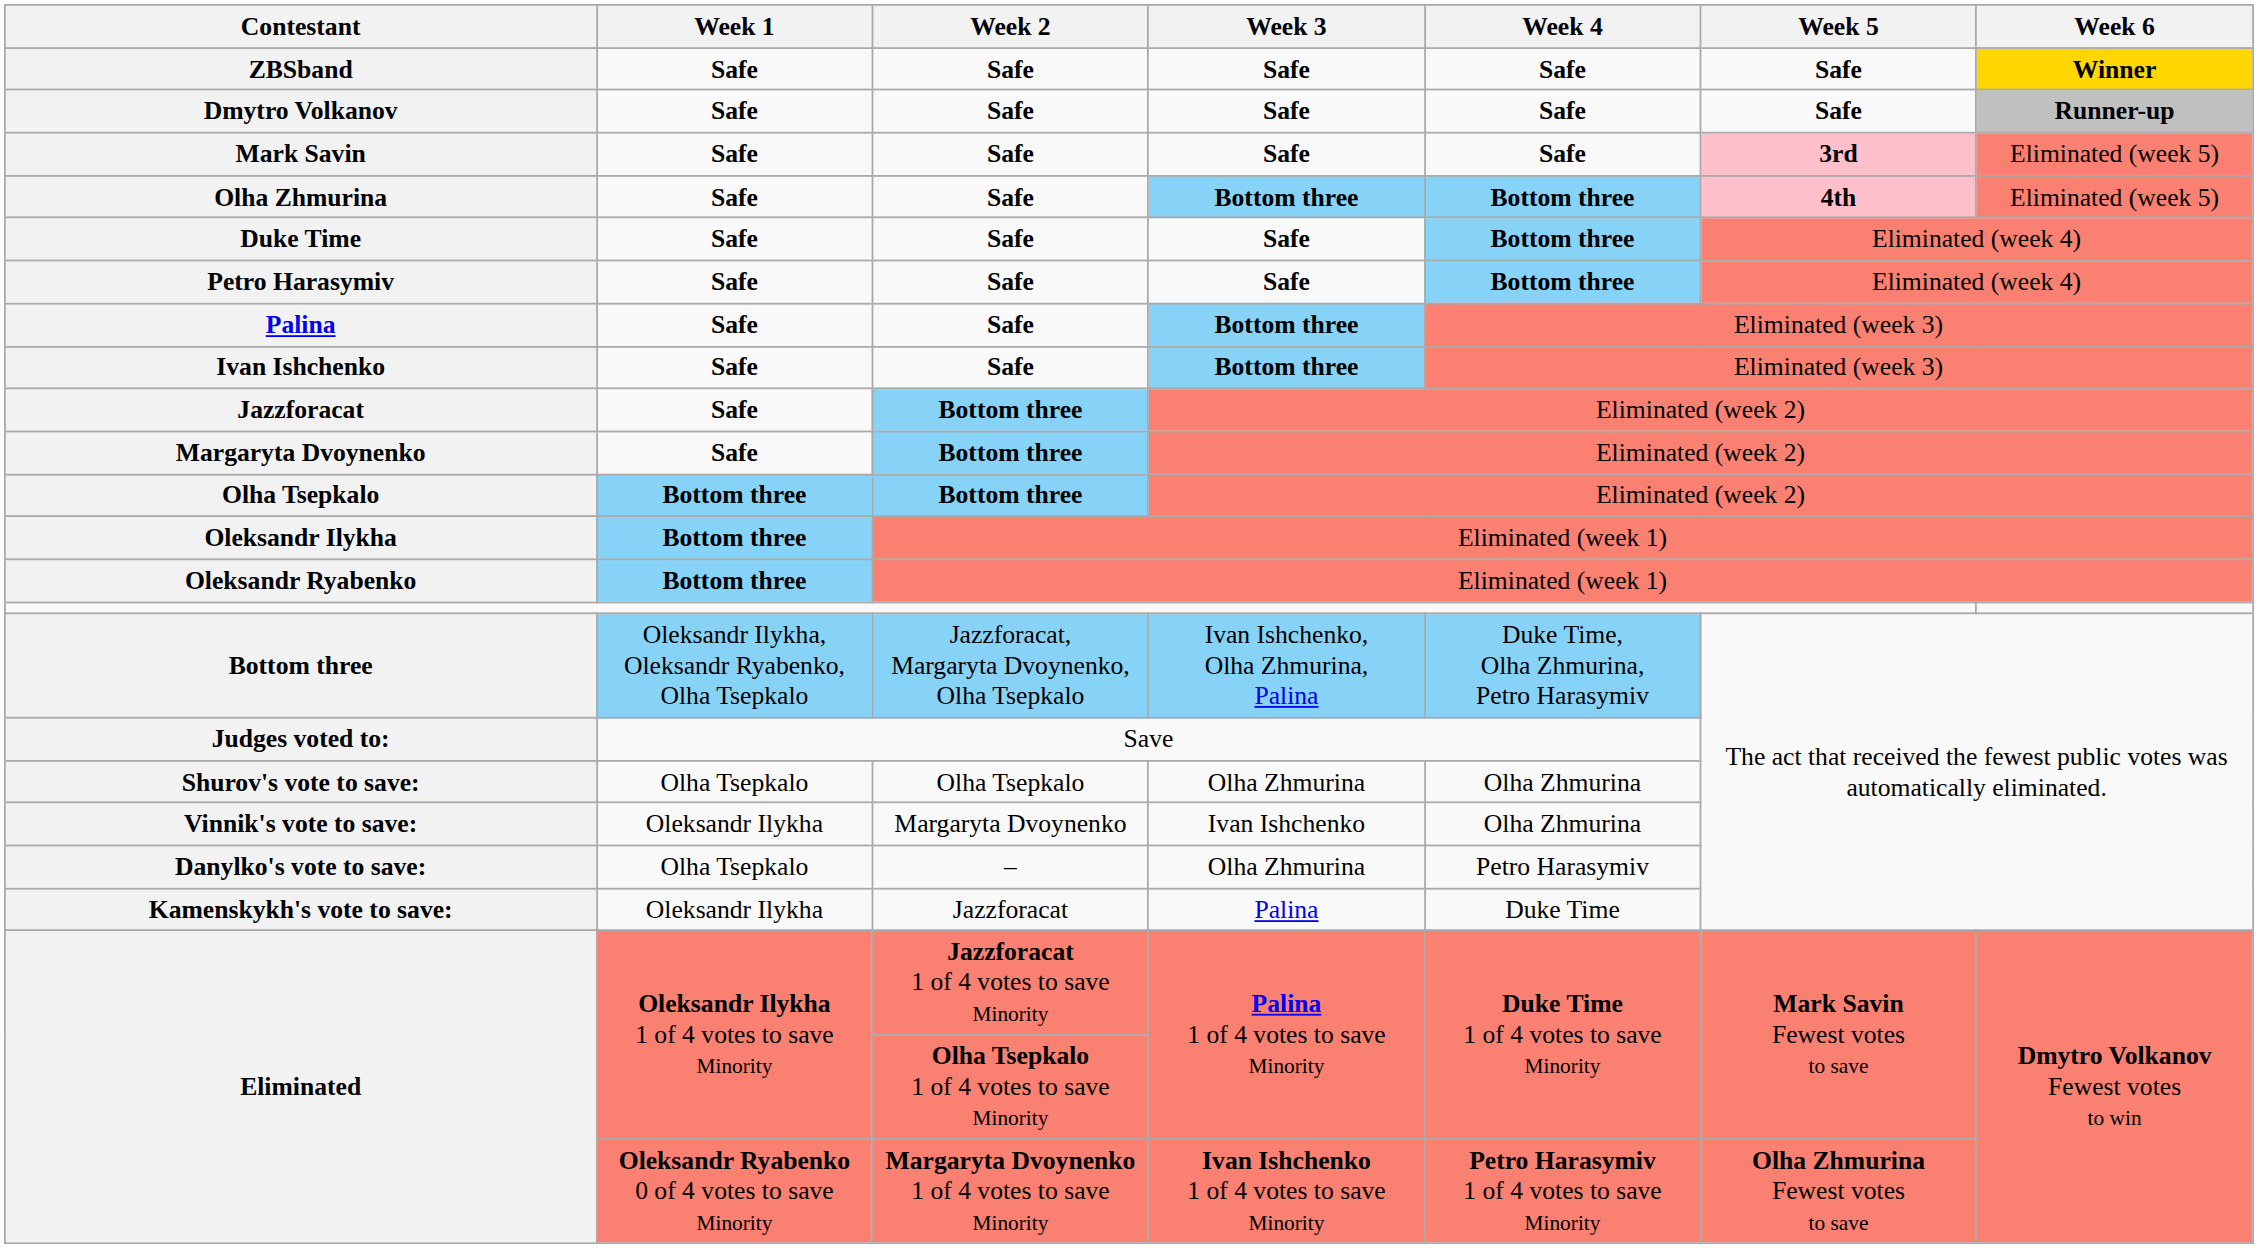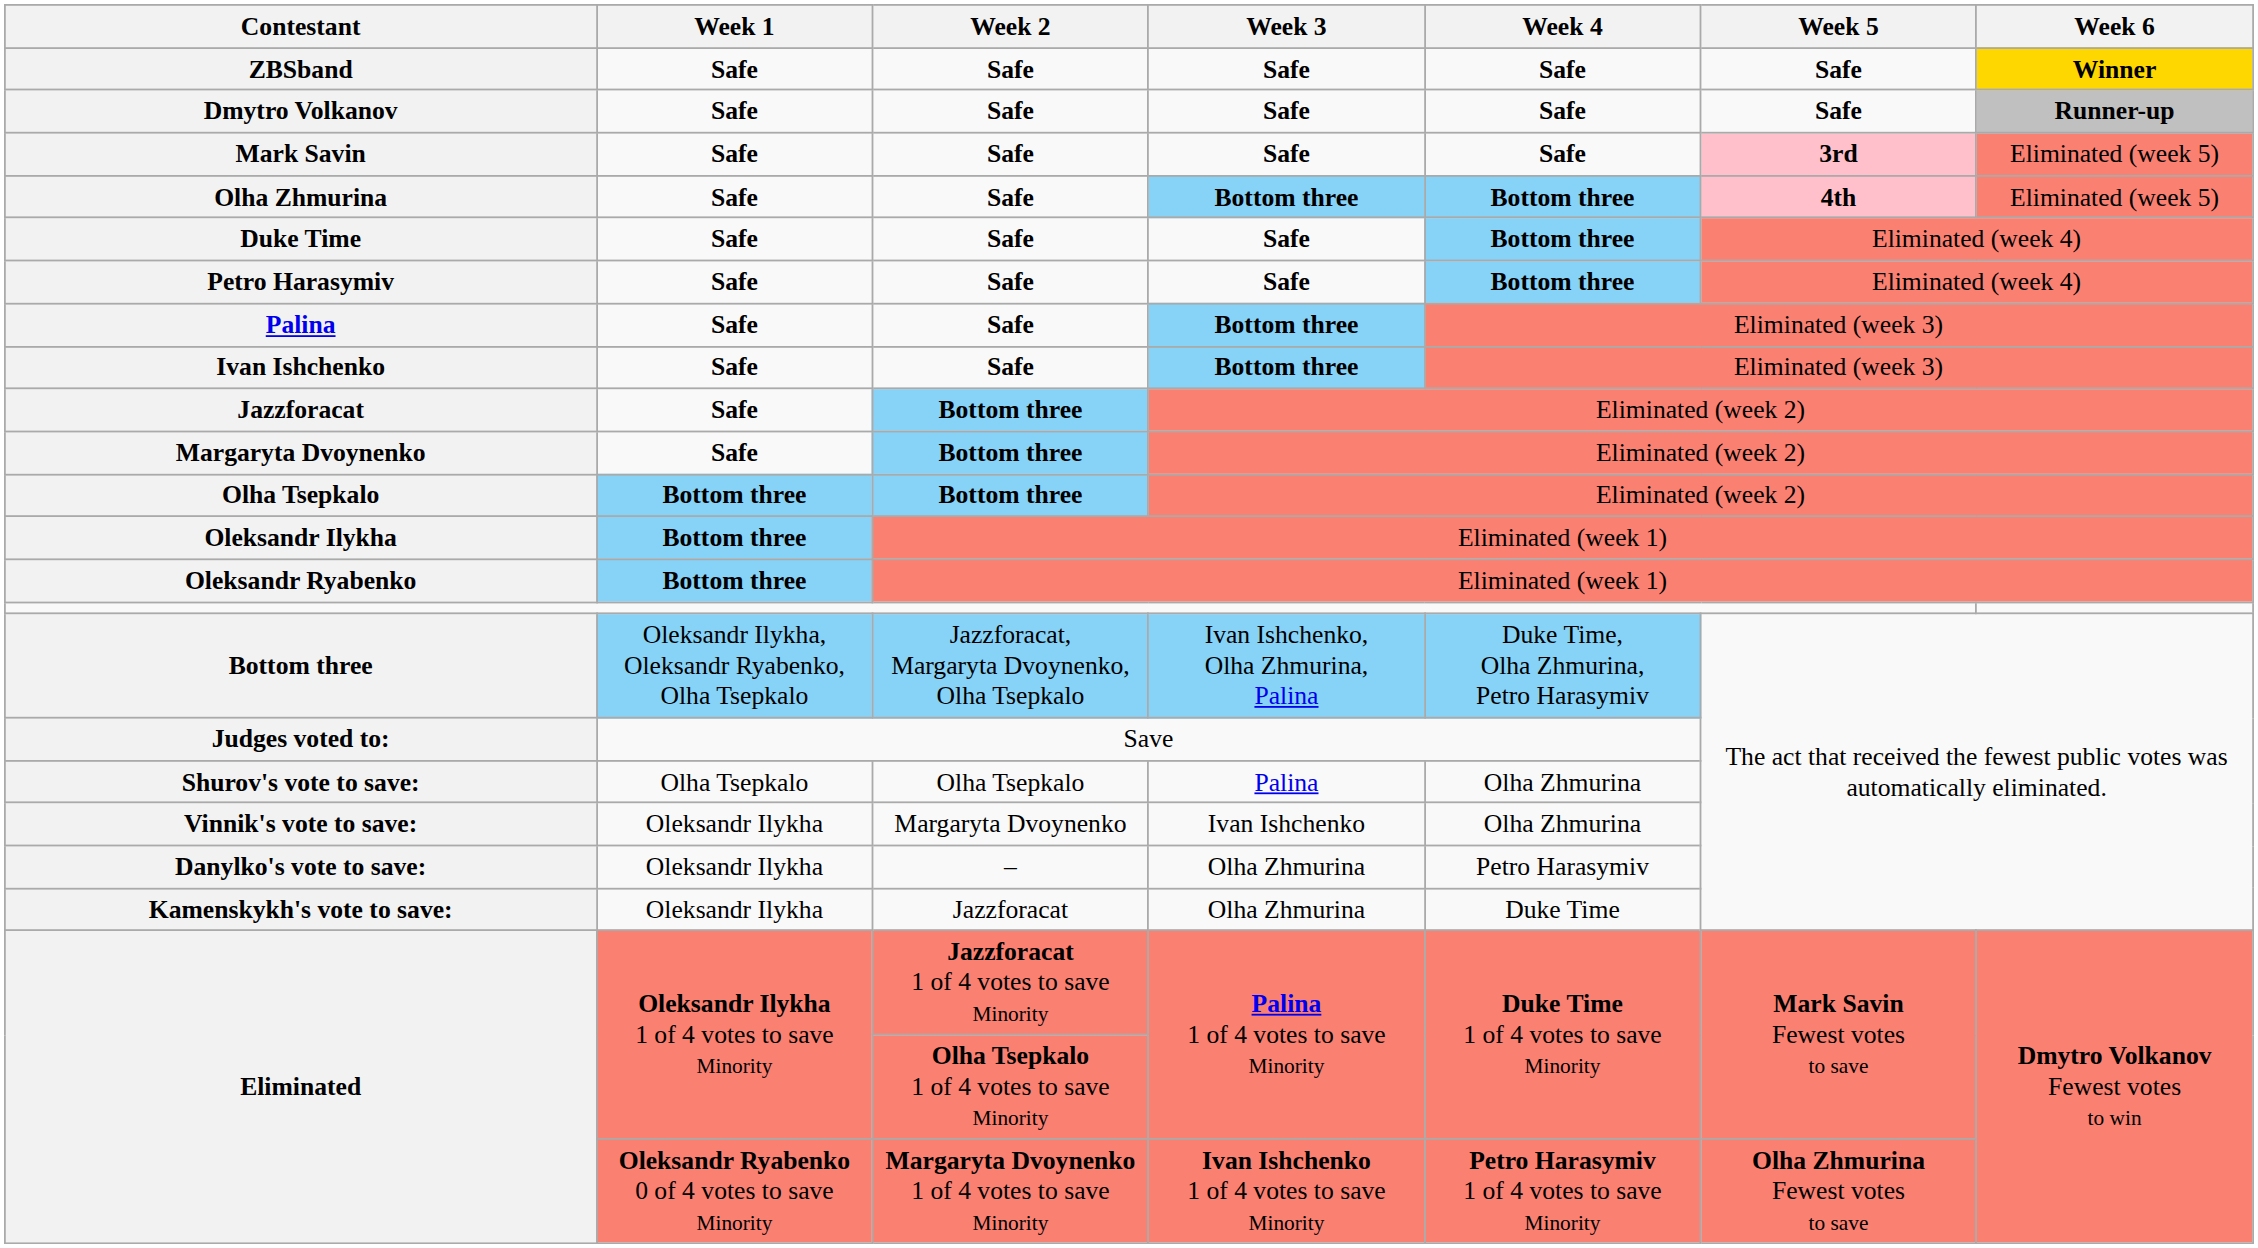(1286, 781) Olha Zhmurina -> (1286, 781) Palina
(734, 866) Olha Tsepkalo -> (734, 866) Oleksandr Ilykha
(1286, 909) Palina -> (1286, 909) Olha Zhmurina
